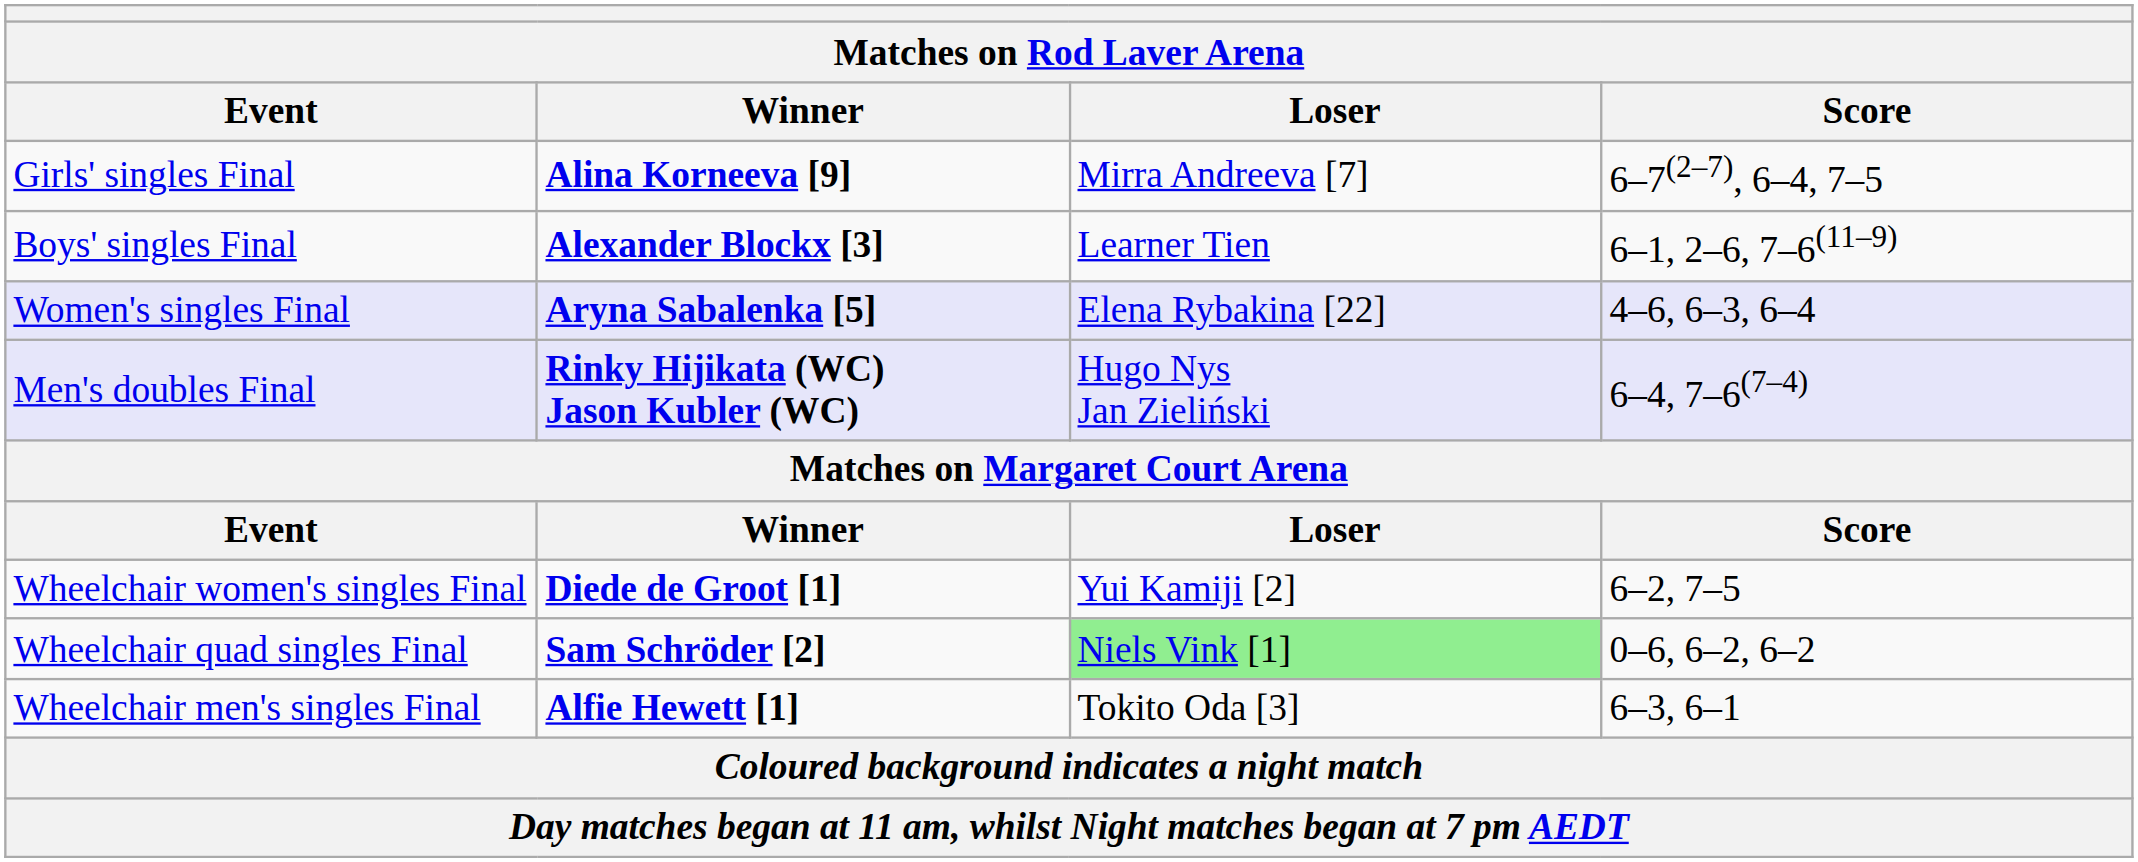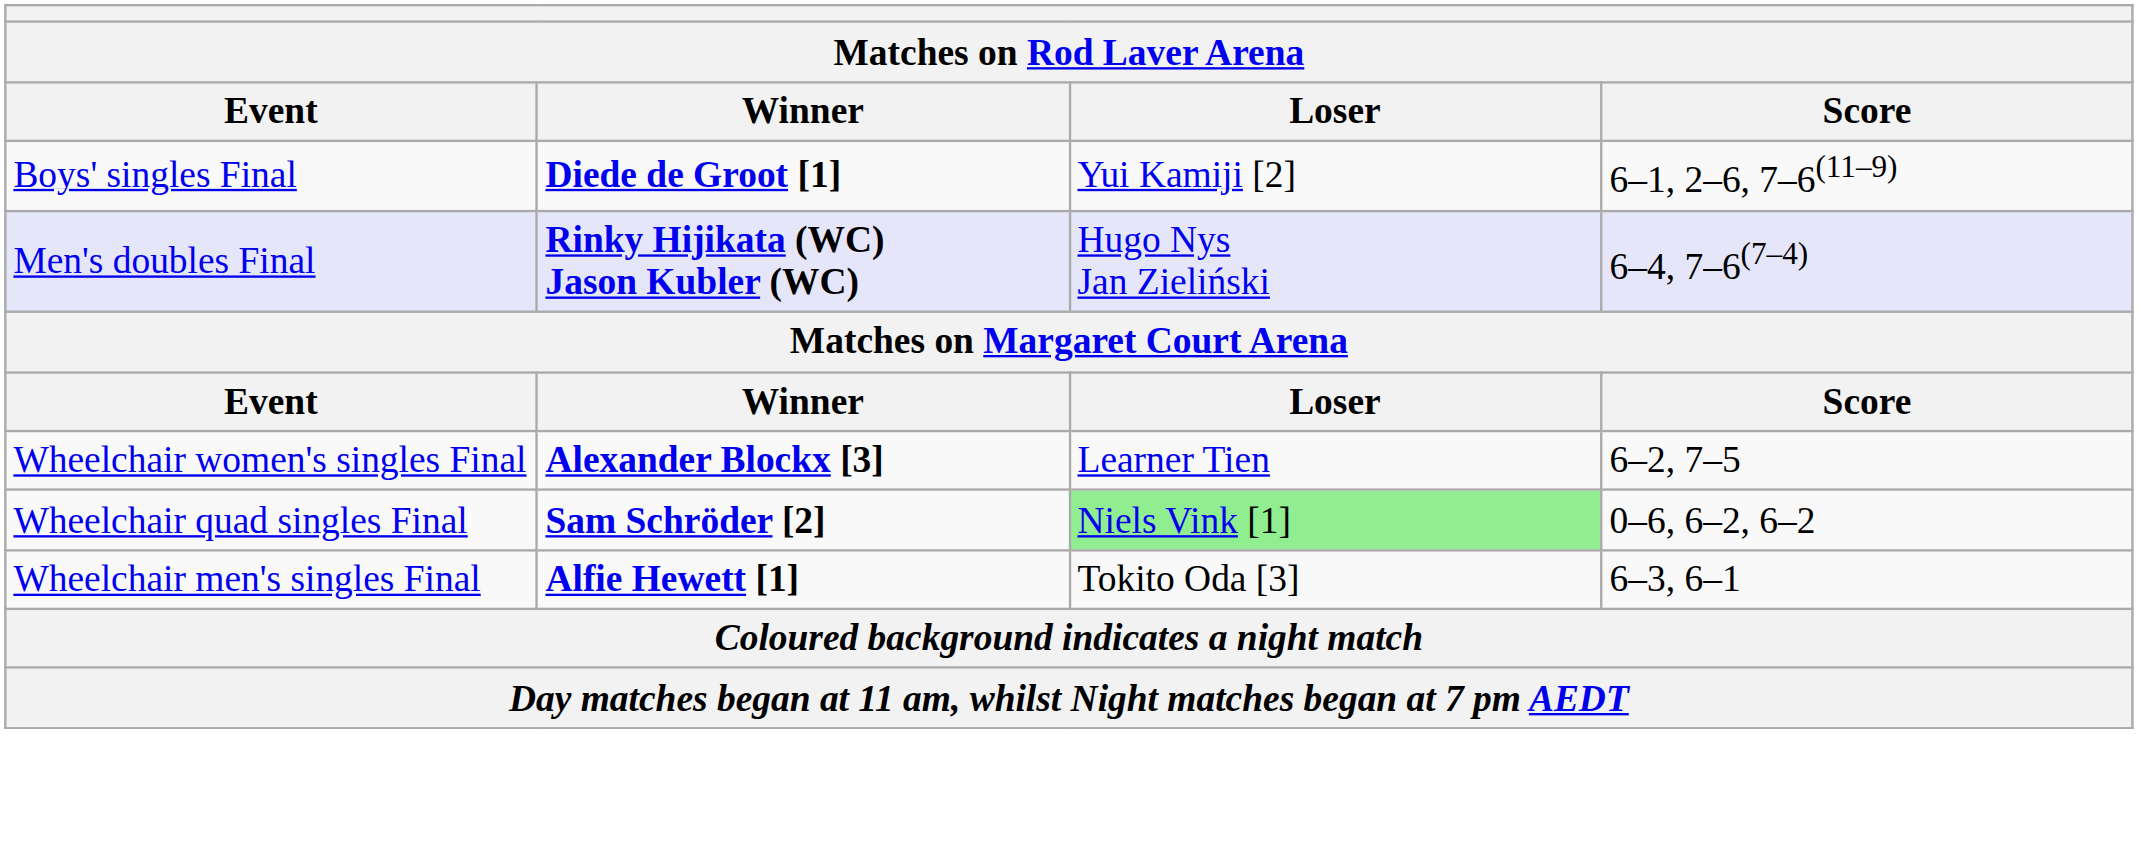- row: (154, 175)
(715, 244) Alexander Blockx [3] -> (693, 175) Diede de Groot [1]
(1174, 244) Learner Tien -> (1187, 175) Yui Kamiji [2]
- row: (182, 309)
(693, 588) Diede de Groot [1] -> (715, 459) Alexander Blockx [3]
(1187, 588) Yui Kamiji [2] -> (1174, 459) Learner Tien
